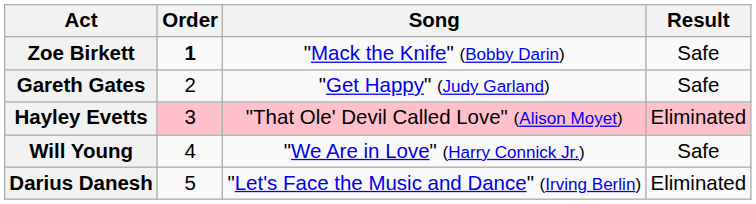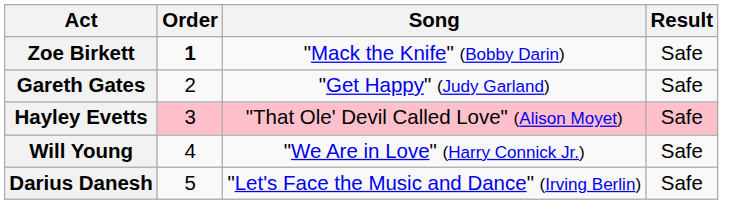(698, 118) Eliminated -> (682, 118) Safe
(698, 183) Eliminated -> (682, 183) Safe
